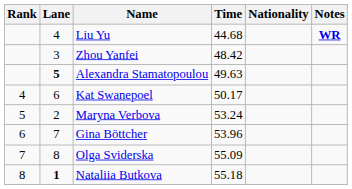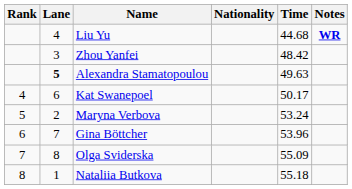columns swapped: (278, 14) <-> (228, 14)
(56, 174) bold -> (56, 174) normal
